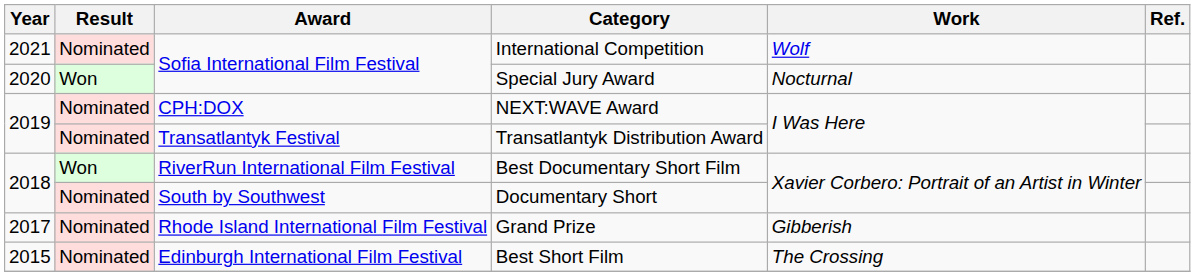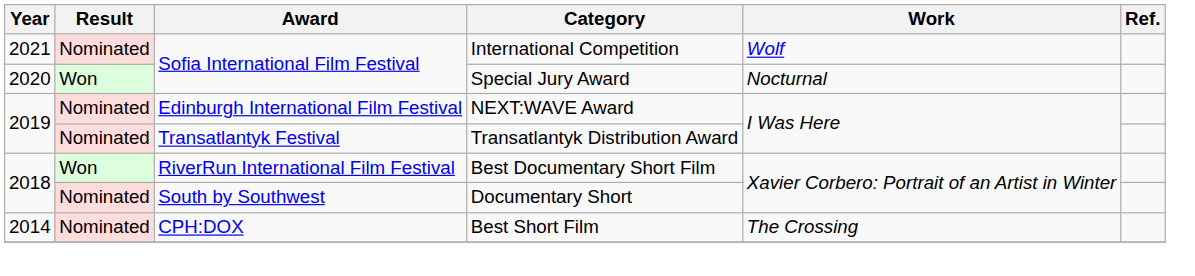(201, 108) CPH:DOX -> (310, 108) Edinburgh International Film Festival
- row: (546, 227)
(30, 256) 2015 -> (30, 227) 2014
(310, 256) Edinburgh International Film Festival -> (201, 227) CPH:DOX
